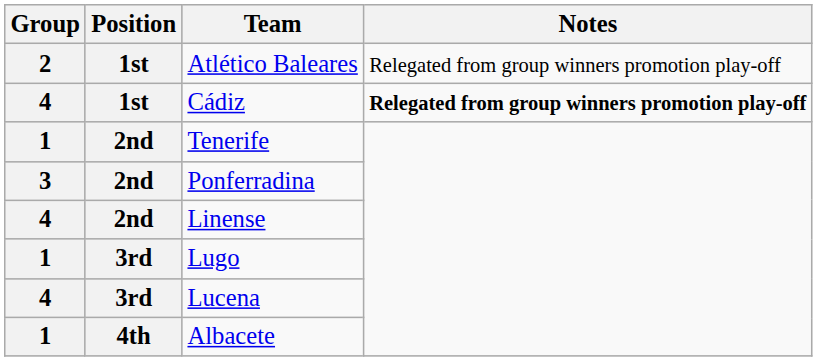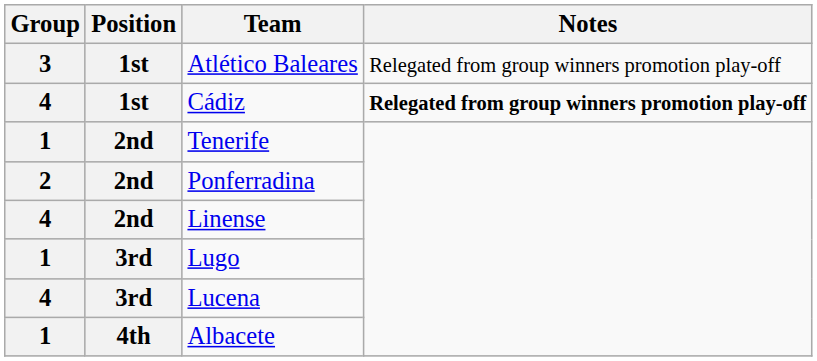(45, 63) 2 -> (45, 63) 3
(45, 180) 3 -> (45, 180) 2
